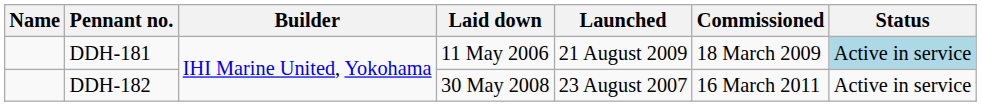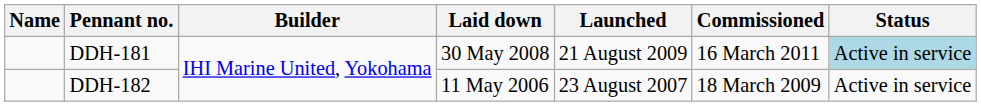(495, 52) 11 May 2006 -> (495, 52) 30 May 2008
(759, 52) 18 March 2009 -> (758, 52) 16 March 2011
(495, 85) 30 May 2008 -> (495, 85) 11 May 2006
(758, 85) 16 March 2011 -> (759, 85) 18 March 2009
